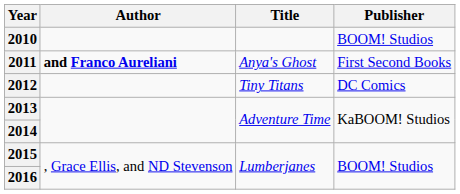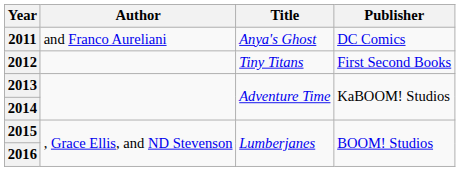- row: (22, 39)
(110, 62) bold -> (105, 39) normal
(394, 62) First Second Books -> (371, 39) DC Comics
(371, 85) DC Comics -> (394, 62) First Second Books
